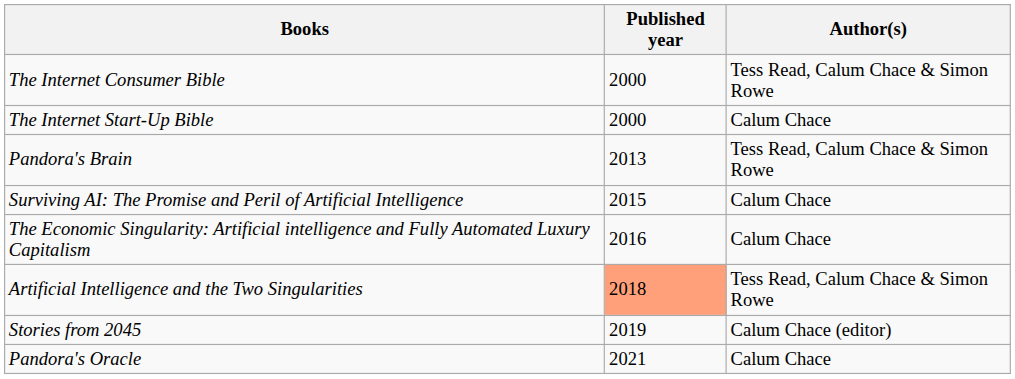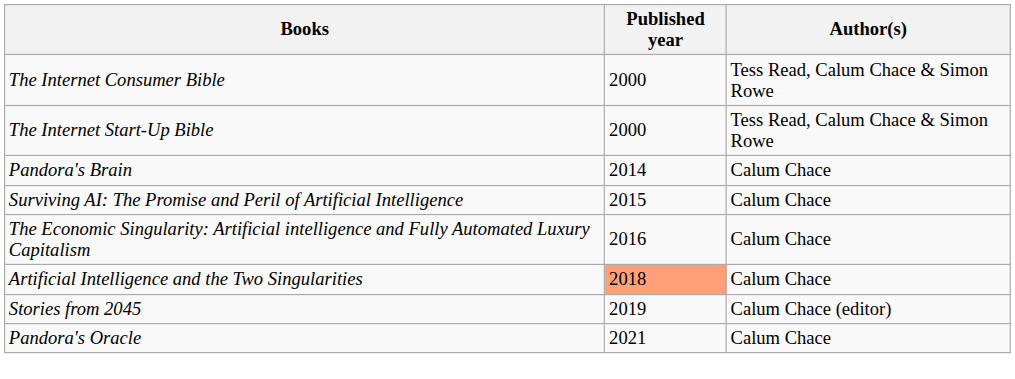(781, 119) Calum Chace -> (859, 130) Tess Read, Calum Chace & Simon Rowe
(628, 159) 2013 -> (628, 170) 2014
(859, 159) Tess Read, Calum Chace & Simon Rowe -> (781, 170) Calum Chace
(859, 289) Tess Read, Calum Chace & Simon Rowe -> (781, 279) Calum Chace
